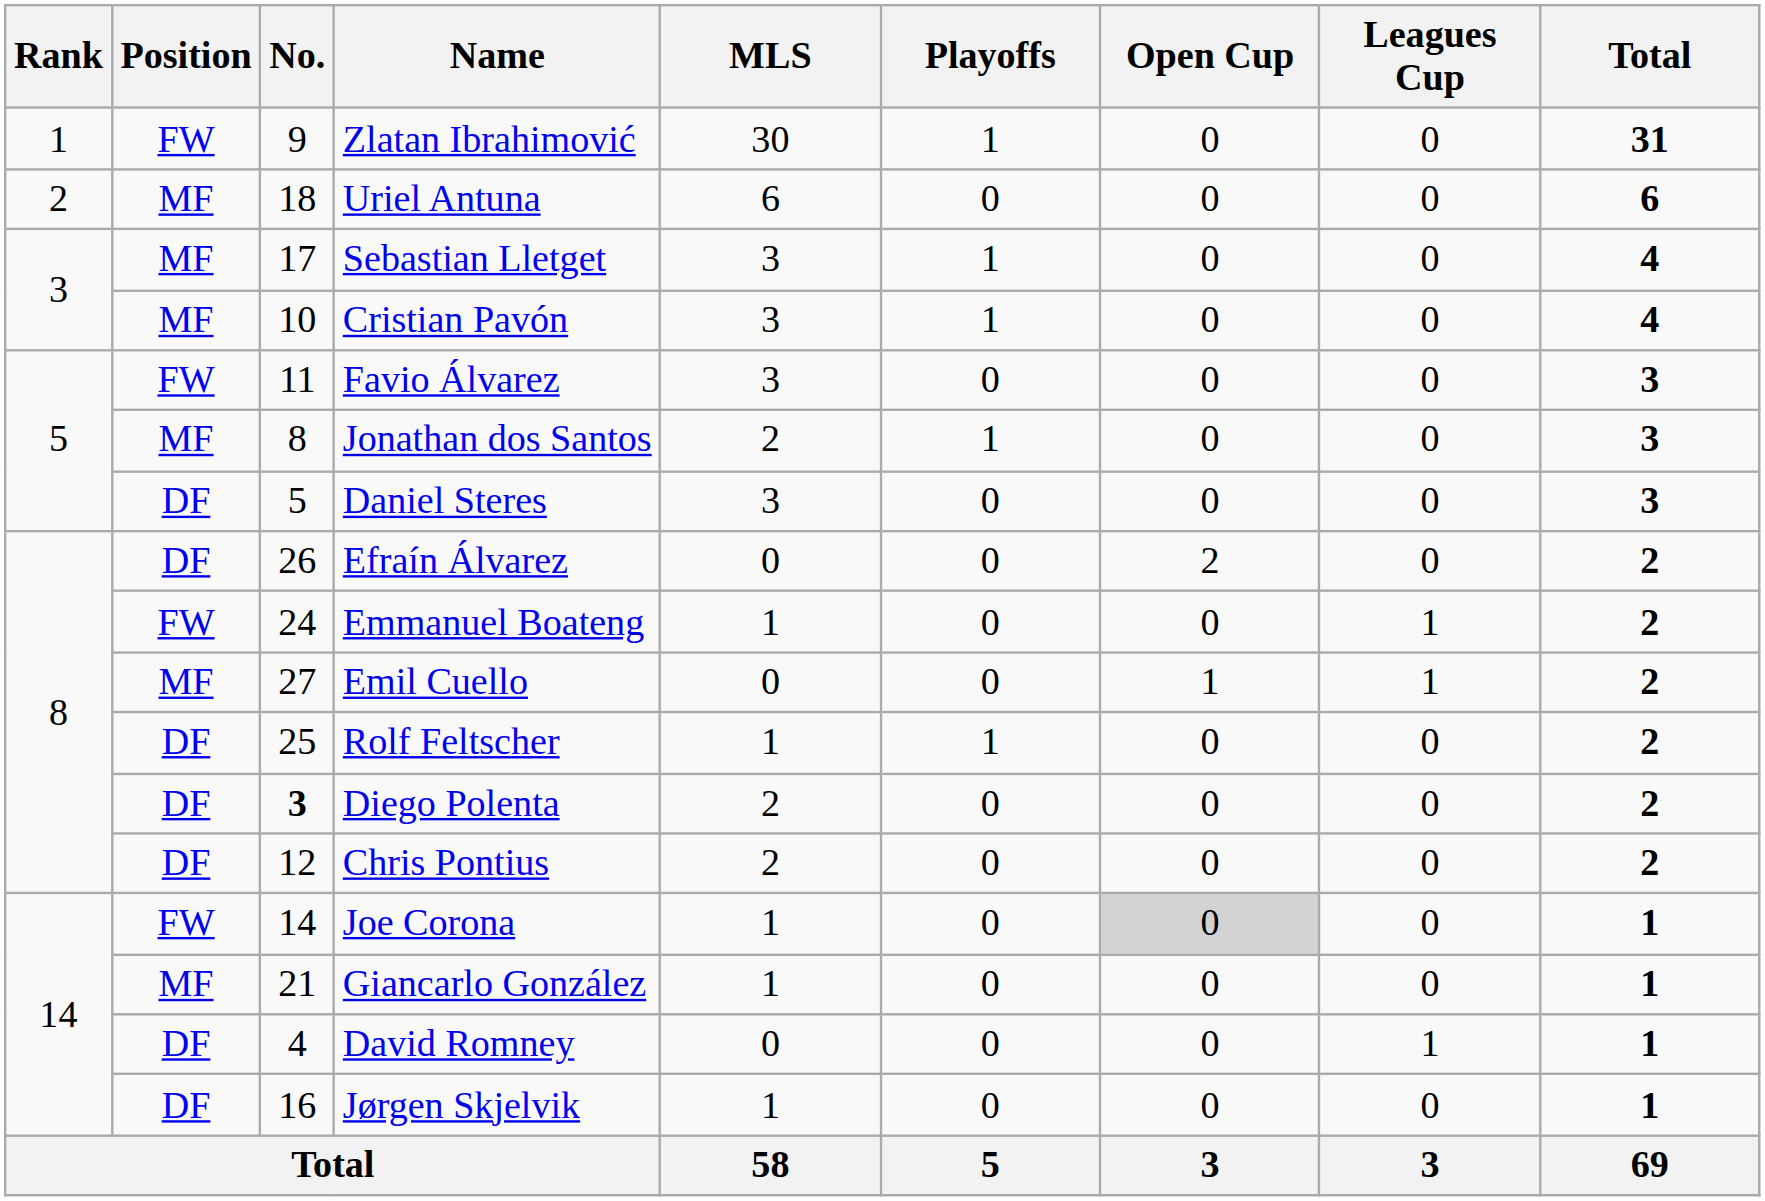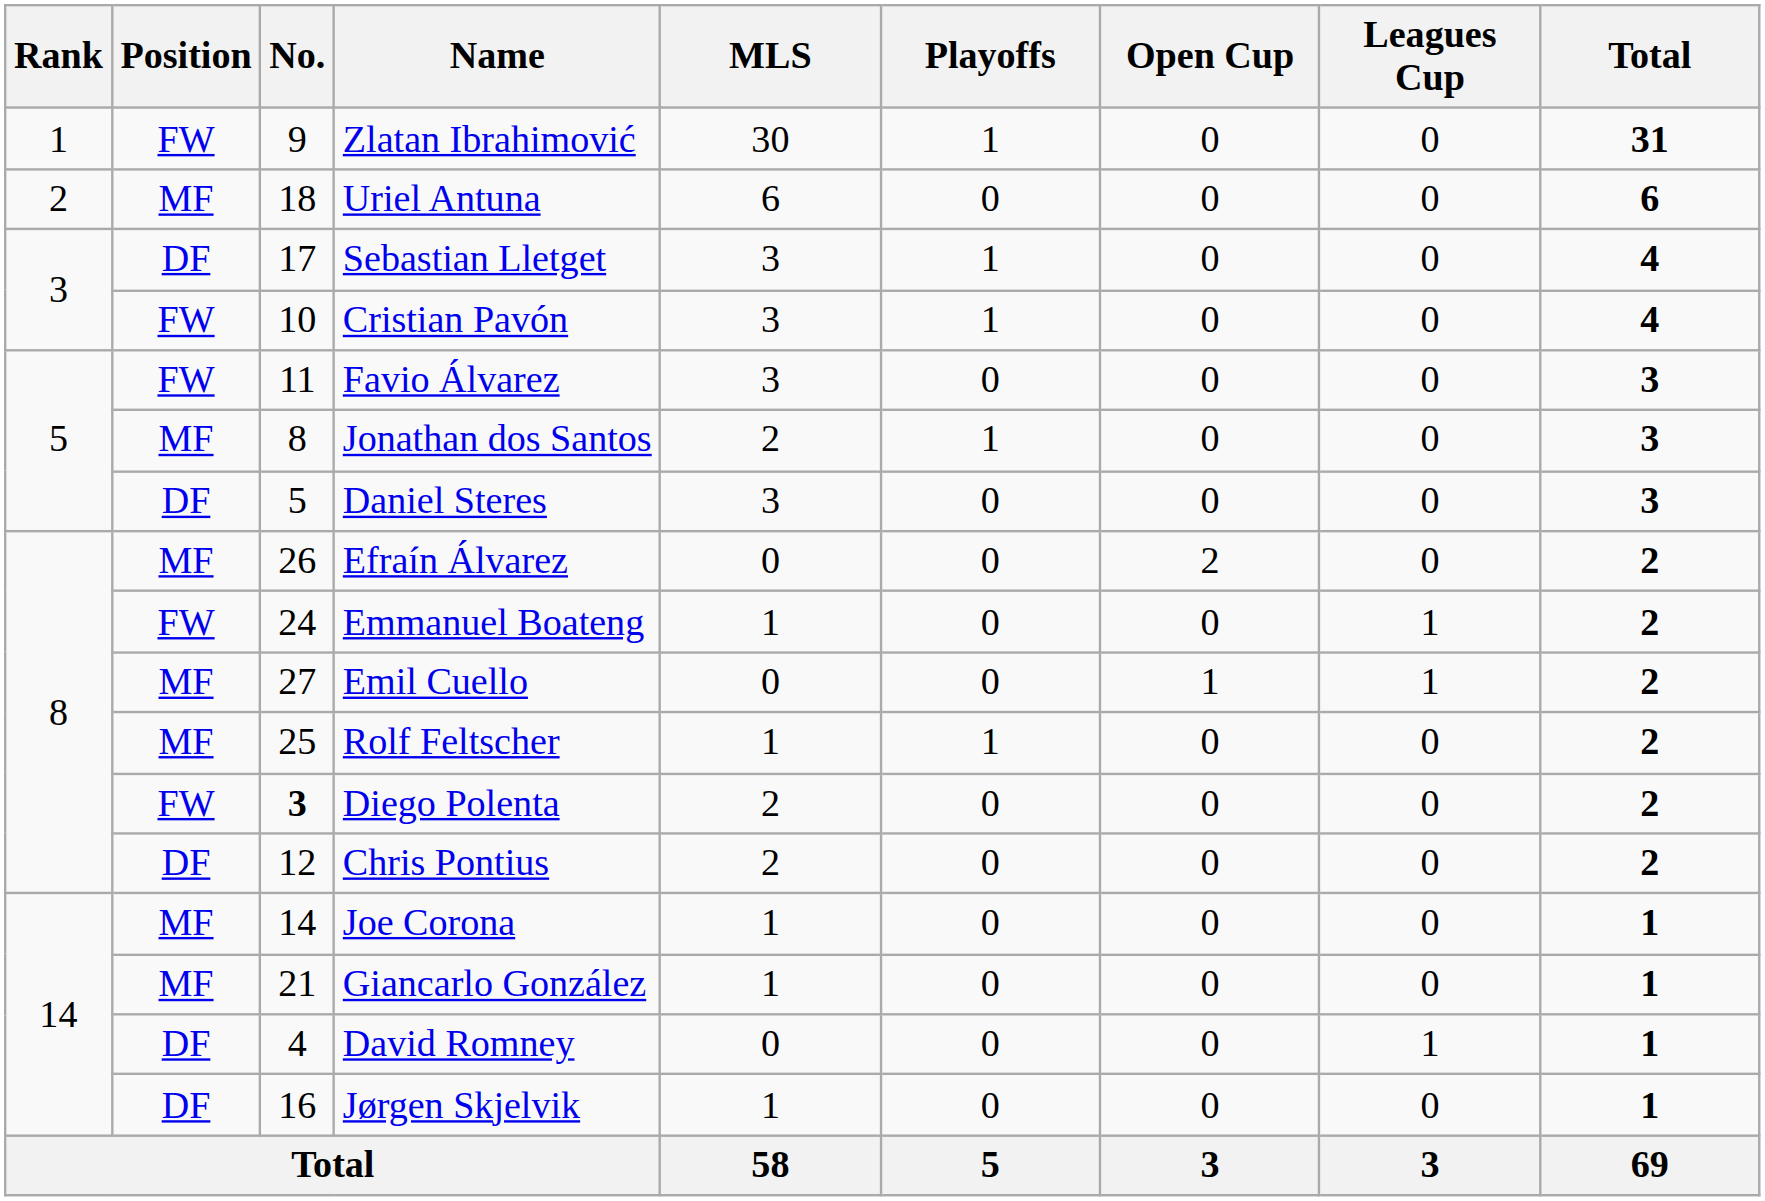(186, 258) MF -> (186, 258) DF
(186, 319) MF -> (186, 319) FW
(186, 560) DF -> (186, 560) MF
(186, 741) DF -> (186, 741) MF
(186, 802) DF -> (186, 802) FW
(186, 923) FW -> (186, 923) MF
(1210, 923) lightgrey background -> (1210, 923) no background
